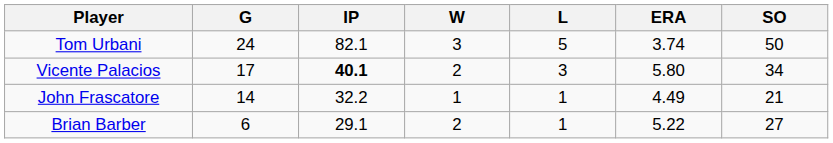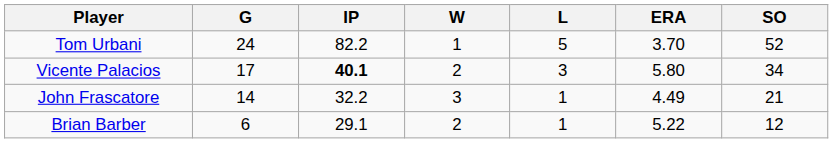(351, 44) 82.1 -> (351, 44) 82.2
(457, 44) 3 -> (457, 44) 1
(669, 44) 3.74 -> (669, 44) 3.70
(774, 44) 50 -> (774, 44) 52
(457, 97) 1 -> (457, 97) 3
(774, 124) 27 -> (774, 124) 12
